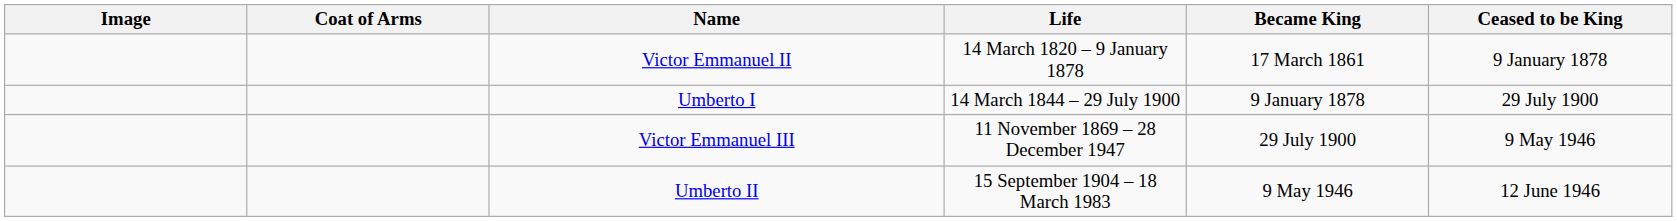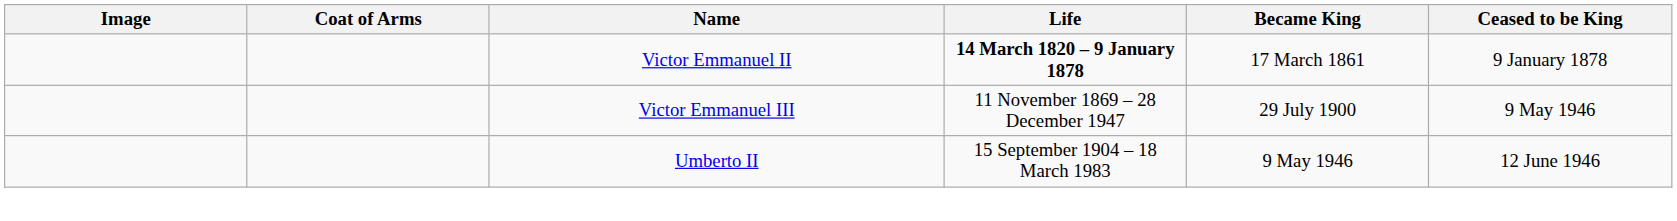(1065, 59) normal -> (1065, 59) bold
- row: (717, 99)
